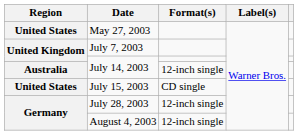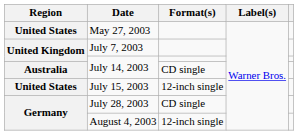(192, 69) 12-inch single -> (183, 69) CD single
(183, 87) CD single -> (192, 87) 12-inch single
(192, 104) 12-inch single -> (183, 104) CD single
